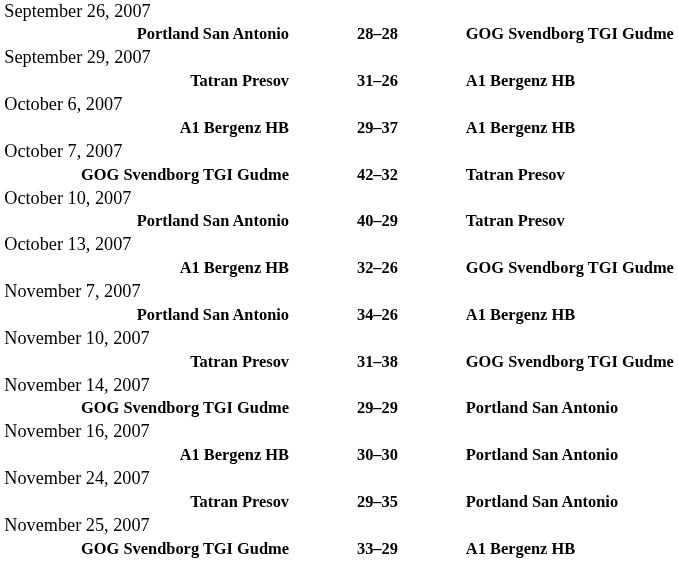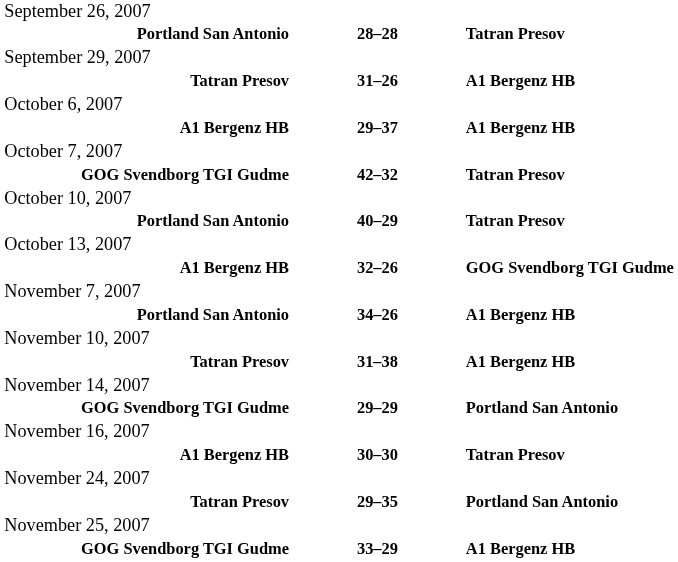(570, 34) GOG Svendborg TGI Gudme -> (515, 34) Tatran Presov
(570, 361) GOG Svendborg TGI Gudme -> (521, 361) A1 Bergenz HB
(542, 454) Portland San Antonio -> (515, 454) Tatran Presov
